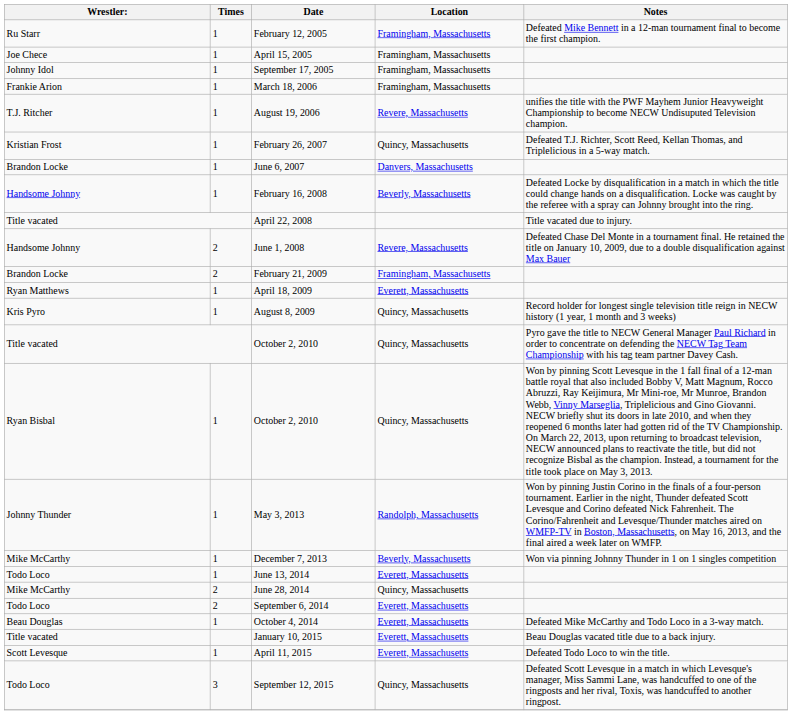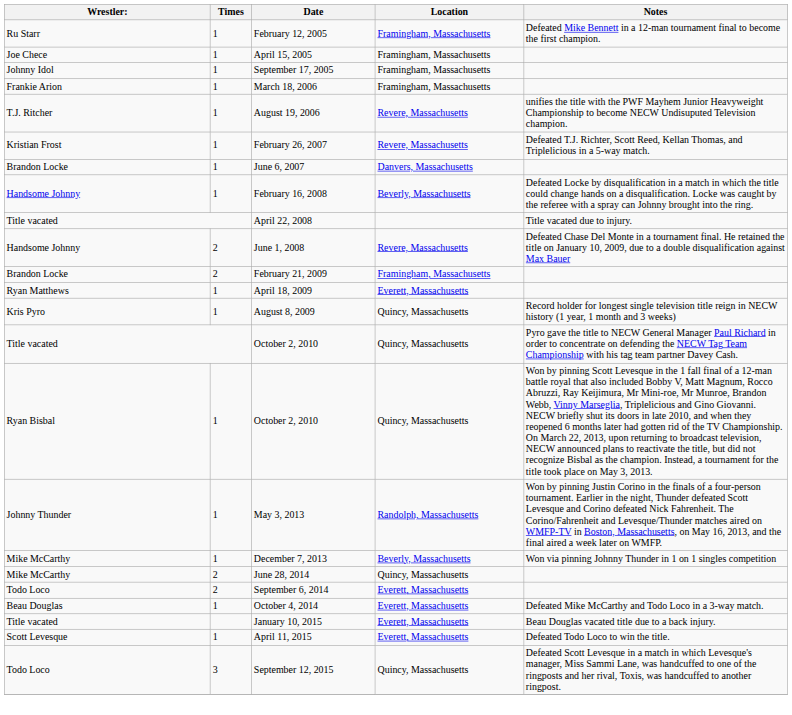(423, 145) Quincy, Massachusetts -> (423, 145) Revere, Massachusetts
- row: (28, 574)
